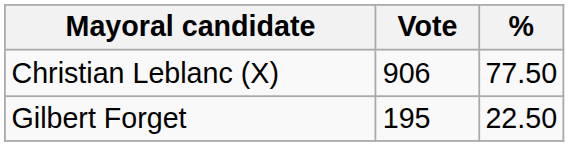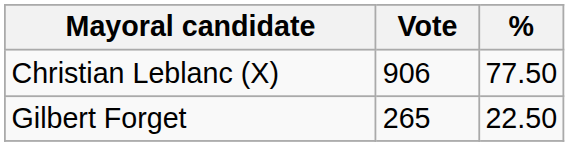(407, 118) 195 -> (407, 118) 265
